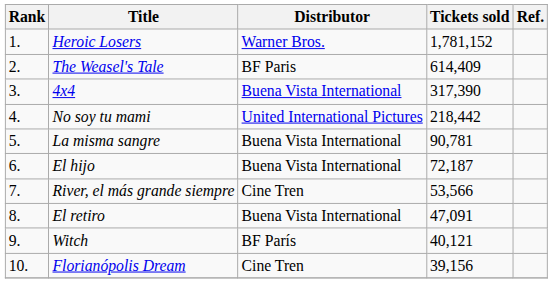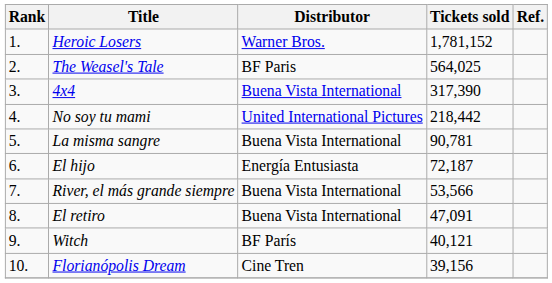(455, 66) 614,409 -> (455, 66) 564,025
(322, 166) Buena Vista International -> (300, 166) Energía Entusiasta
(273, 191) Cine Tren -> (322, 191) Buena Vista International
